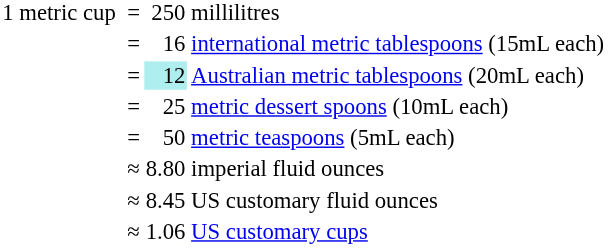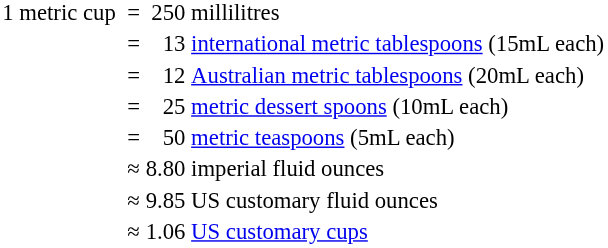(174, 44) 16 -> (174, 44) 13
(174, 75) paleturquoise background -> (174, 75) no background
(166, 200) 8.45 -> (166, 200) 9.85
